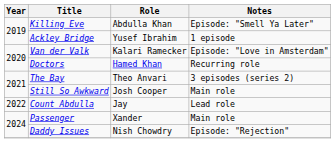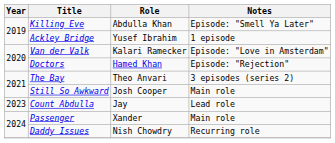(225, 64) Recurring role -> (240, 64) Episode: "Rejection"
(16, 104) 2022 -> (16, 104) 2023
(240, 131) Episode: "Rejection" -> (225, 131) Recurring role
